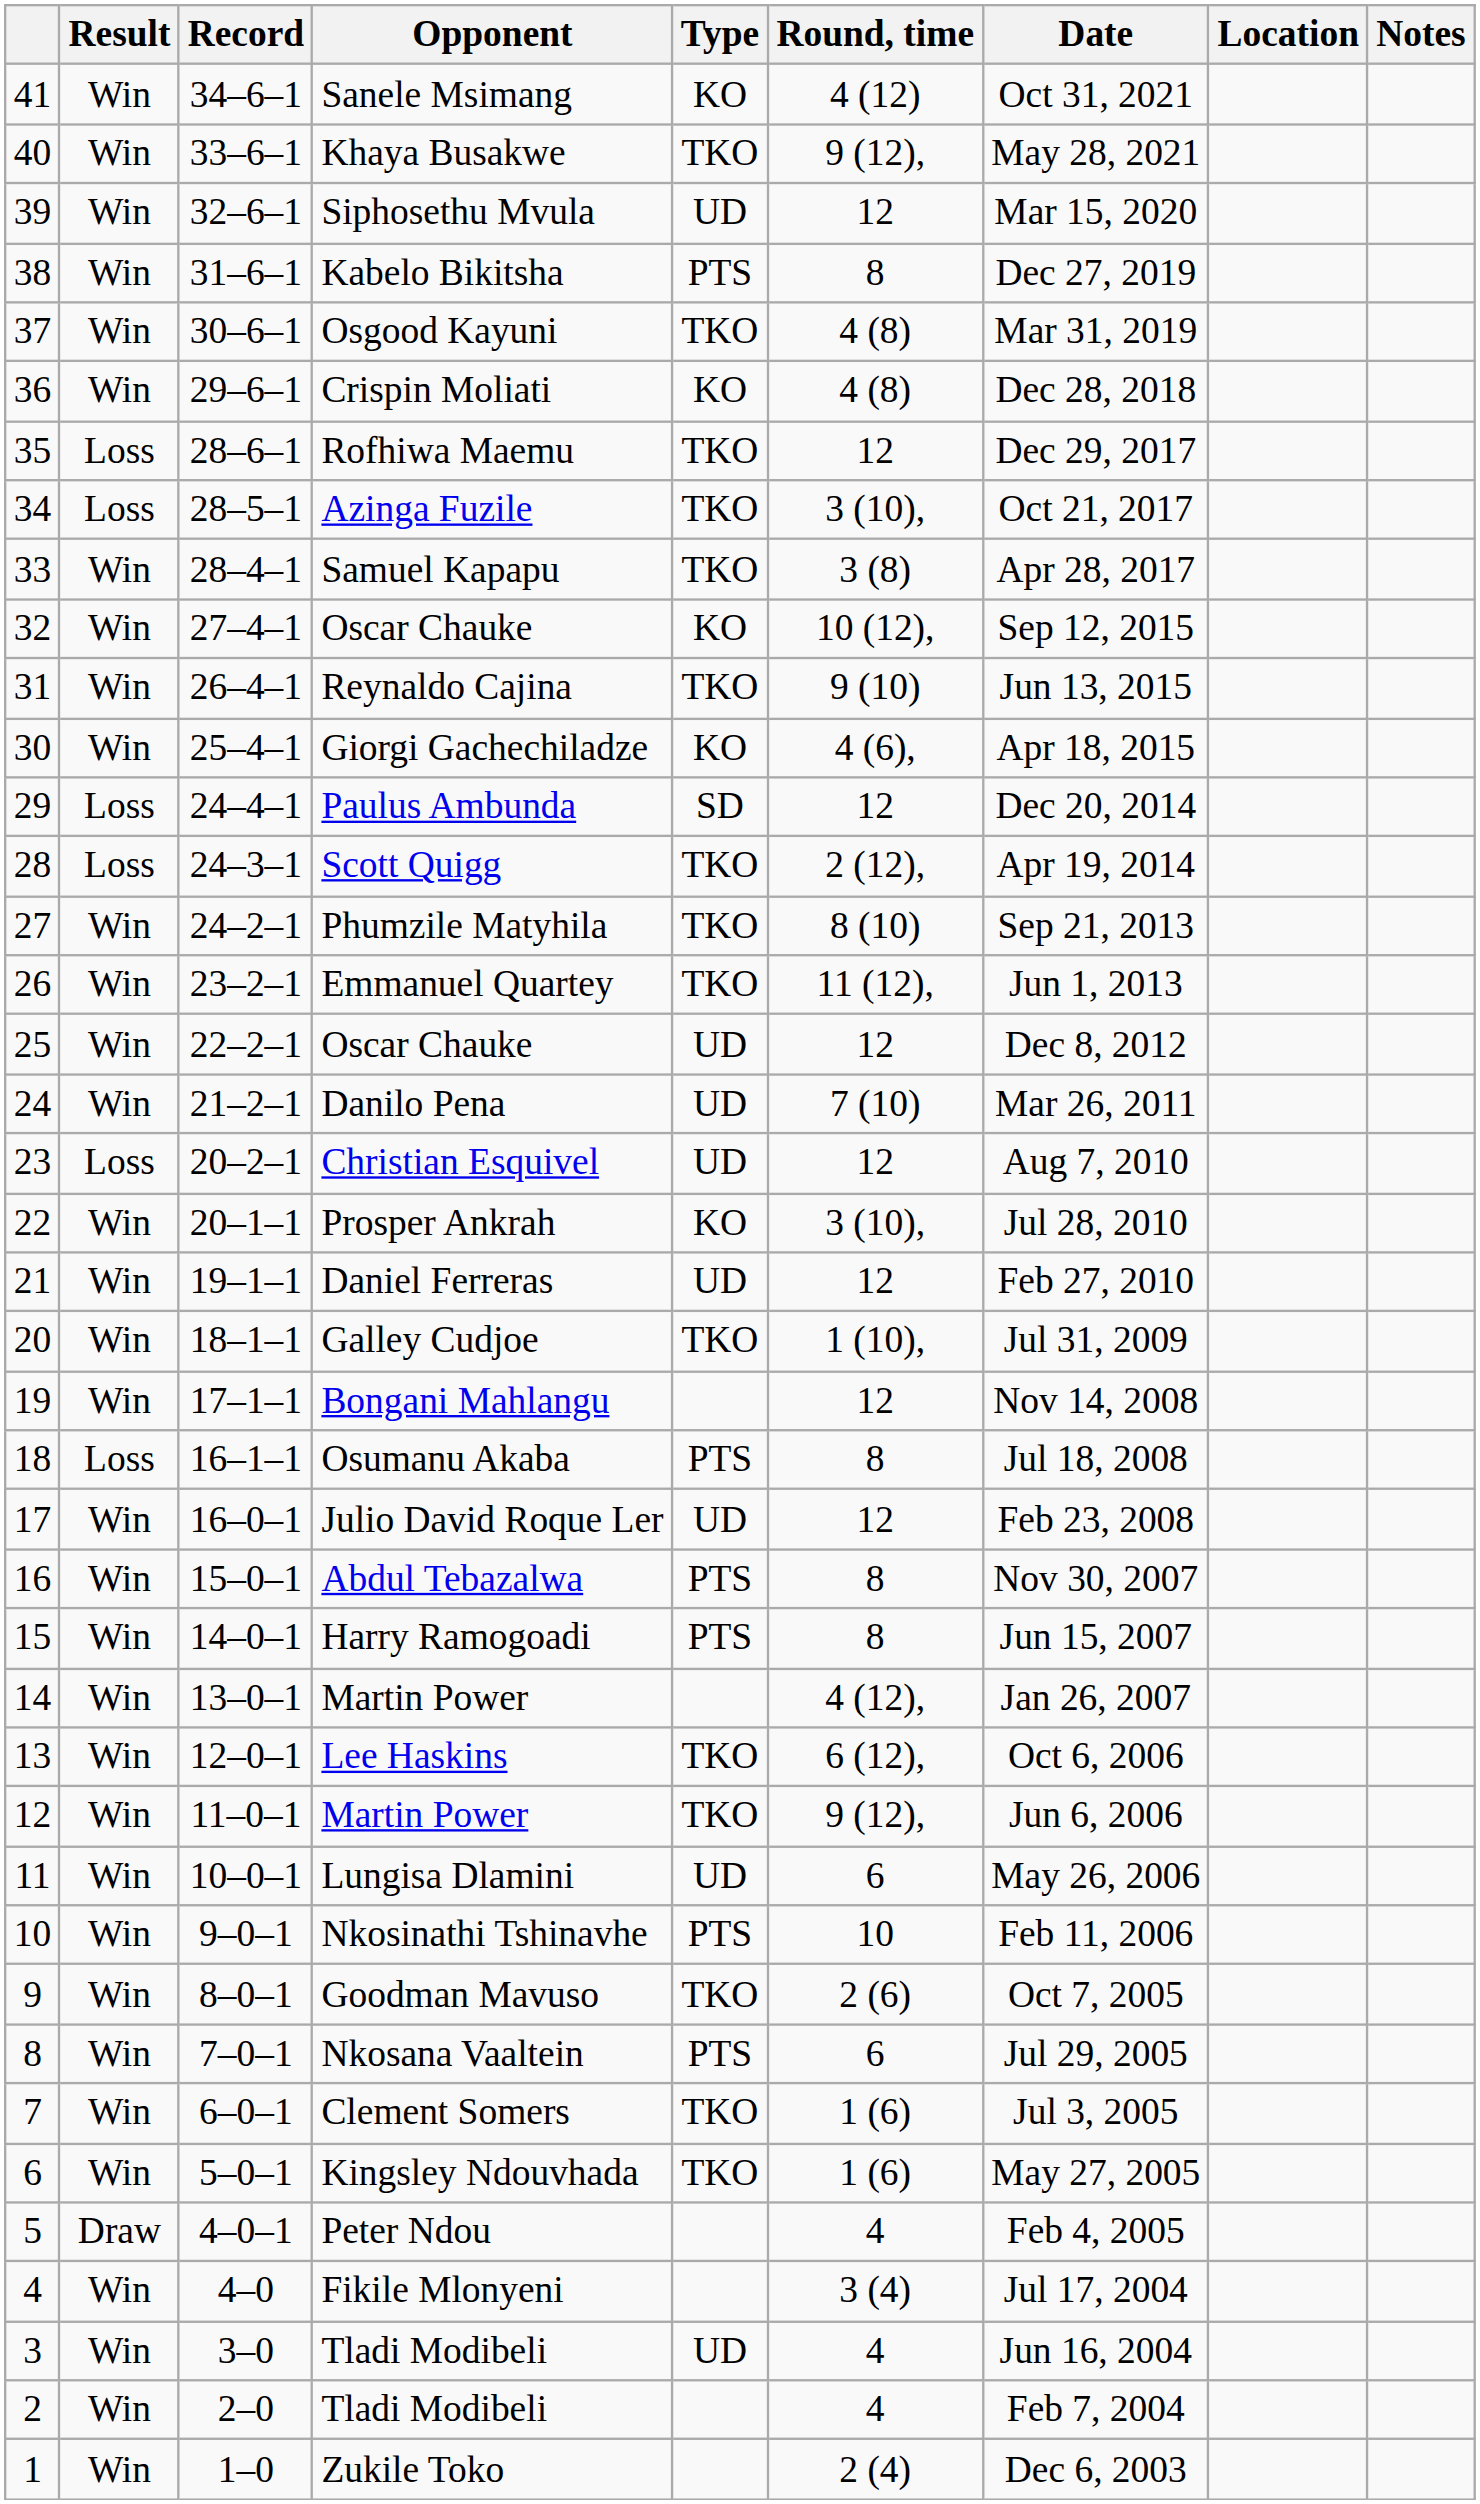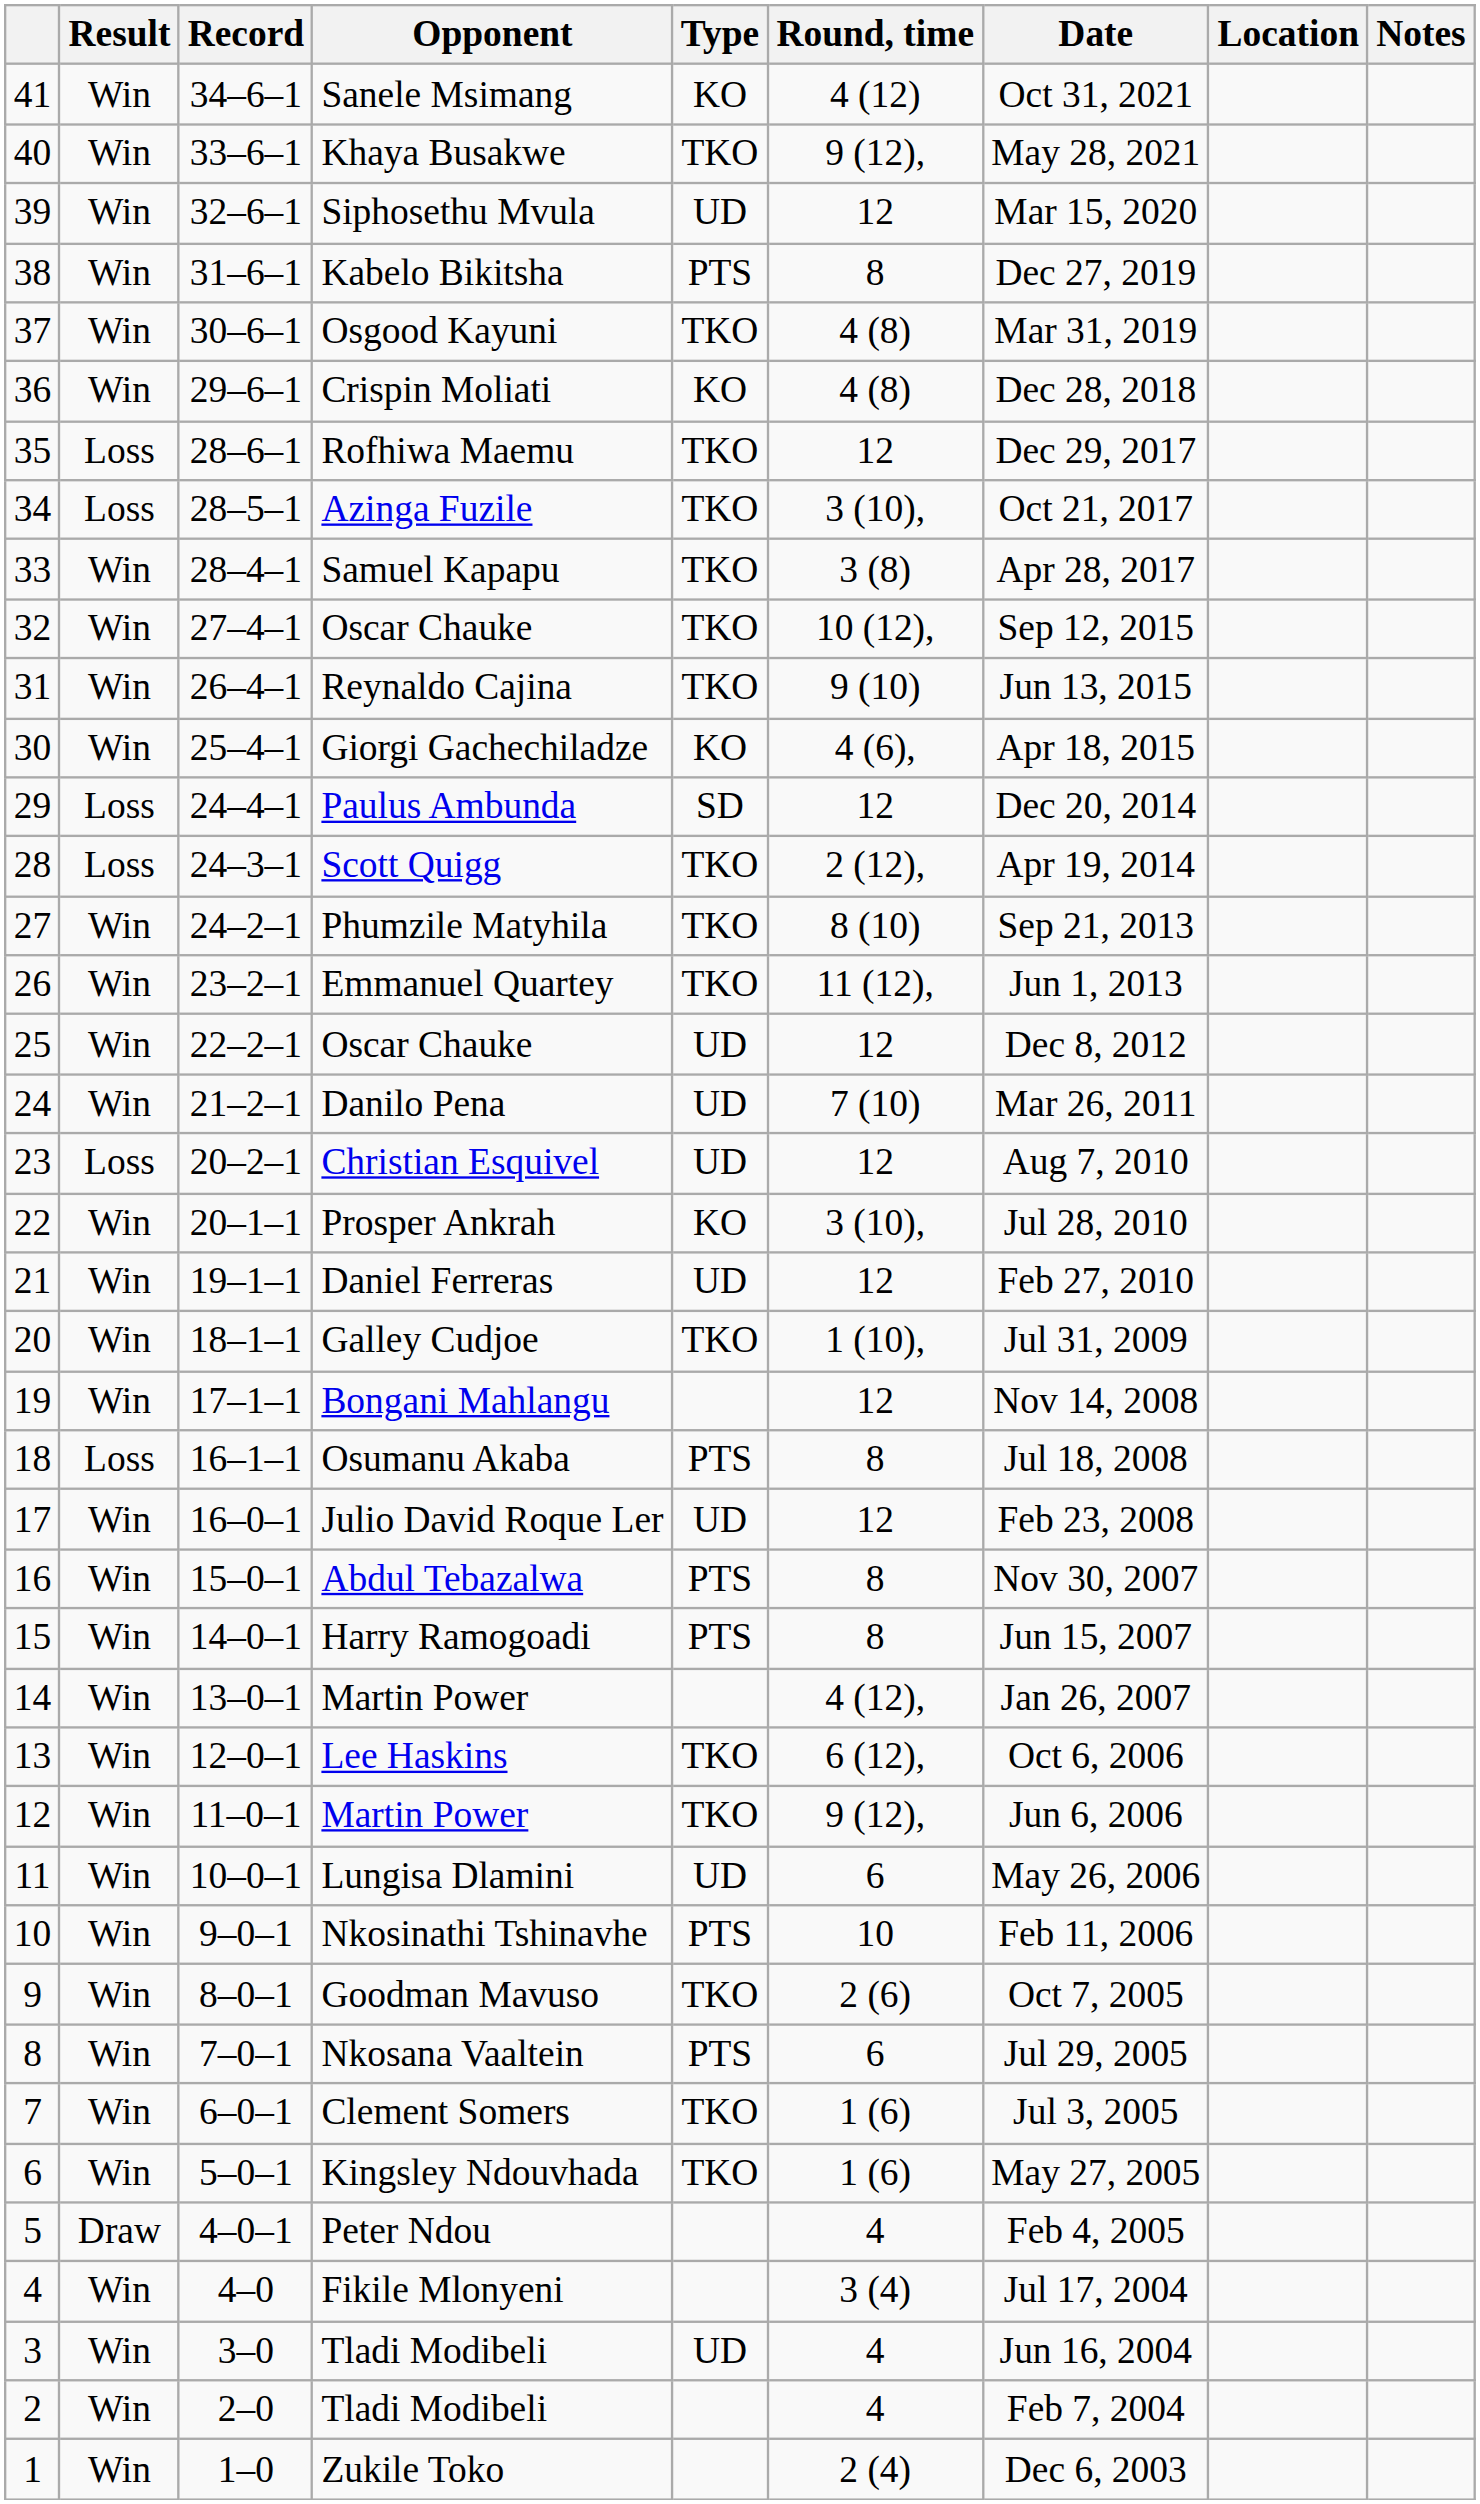(720, 627) KO -> (720, 627) TKO
